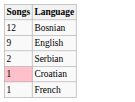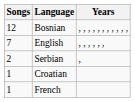+ column: (103, 12)
(9, 43) 9 -> (9, 43) 7
(9, 74) pink background -> (9, 74) no background
